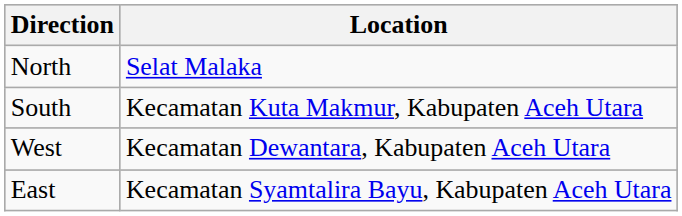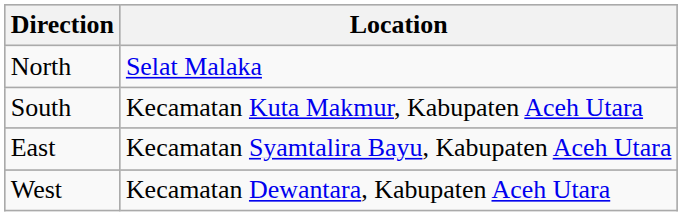rows swapped: (36, 148) <-> (33, 189)
